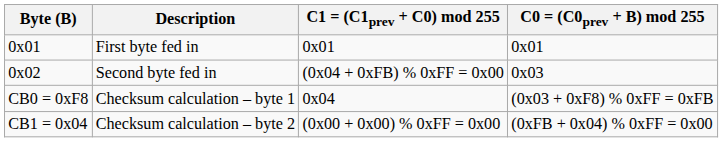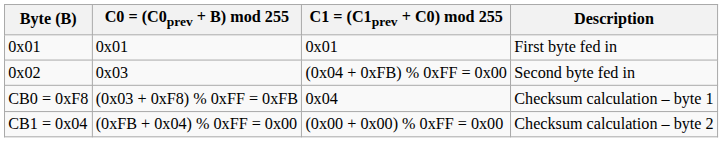columns swapped: (612, 19) <-> (195, 19)
